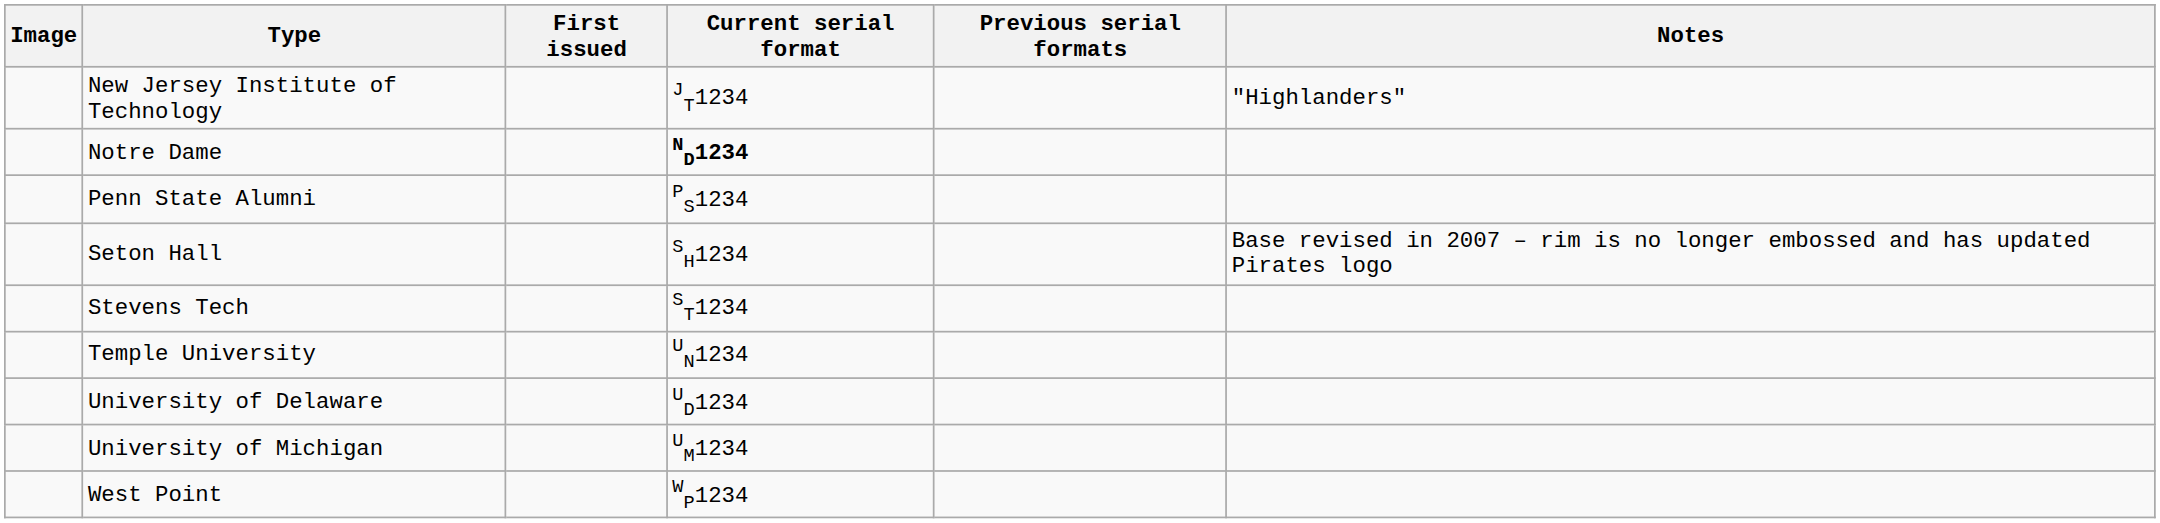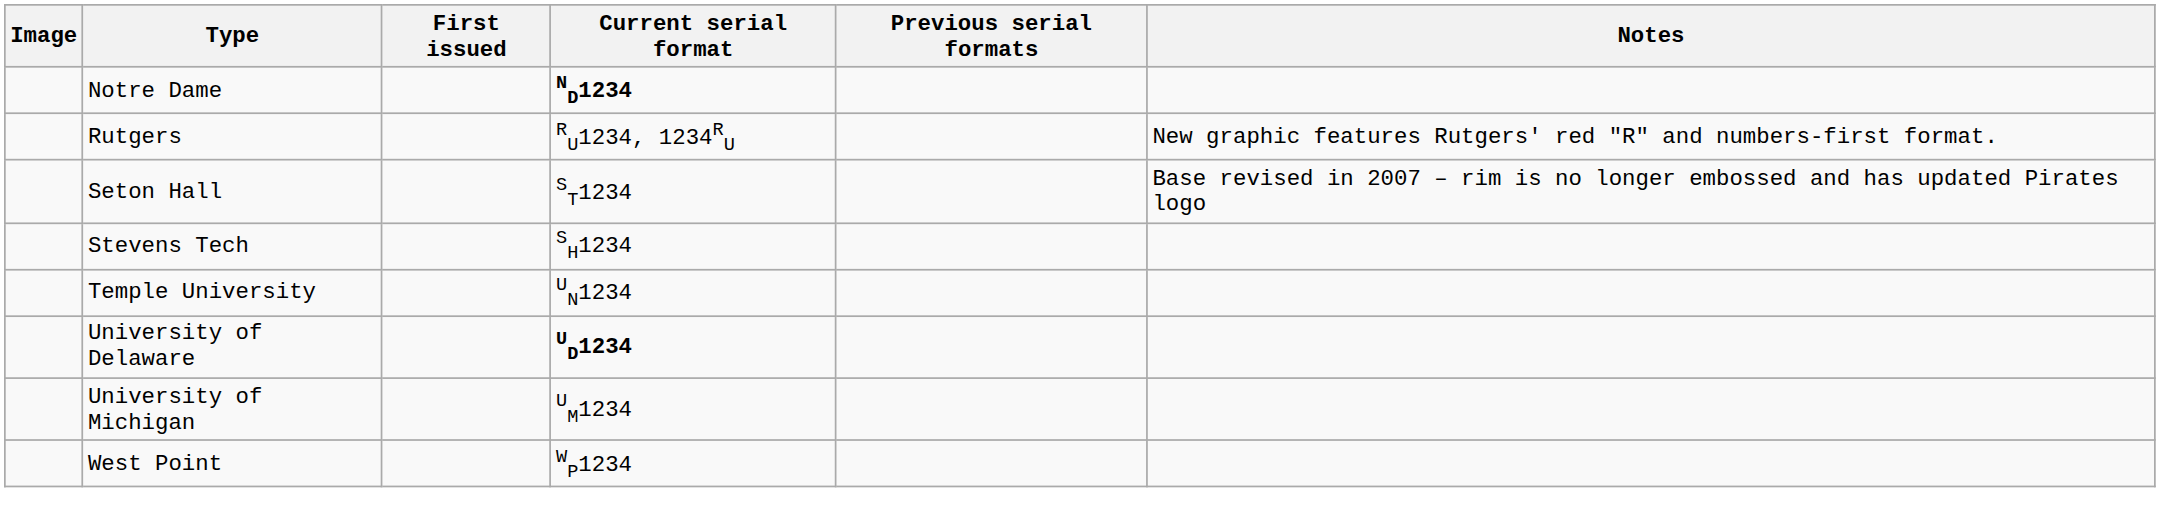- row: (242, 98)
- row: (202, 199)
+ row: (135, 137)
(710, 254) SH1234 -> (594, 191) ST1234
(710, 308) ST1234 -> (594, 246) SH1234
(710, 401) normal -> (594, 347) bold
